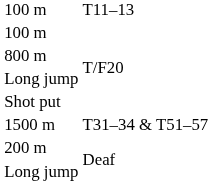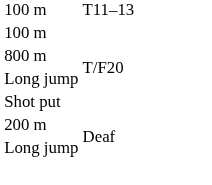- row: (30, 125)
